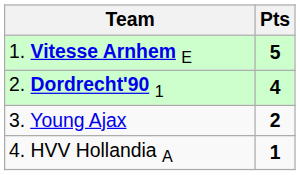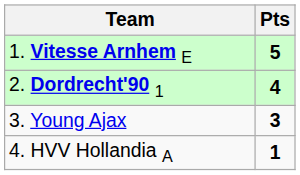(275, 120) 2 -> (275, 120) 3
